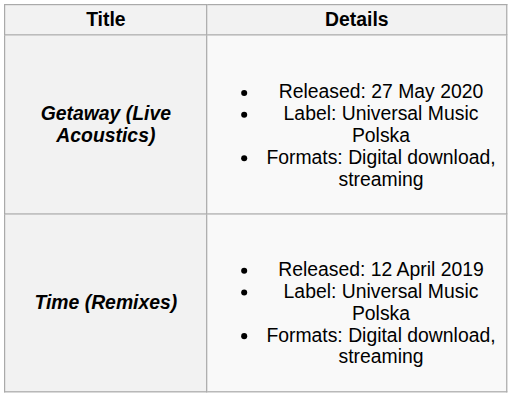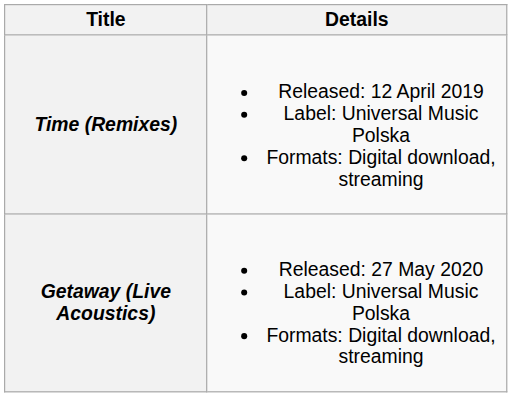rows swapped: (106, 302) <-> (106, 124)
